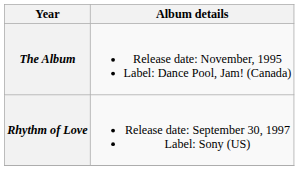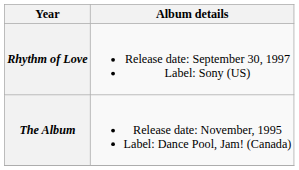rows swapped: (47, 59) <-> (47, 130)
